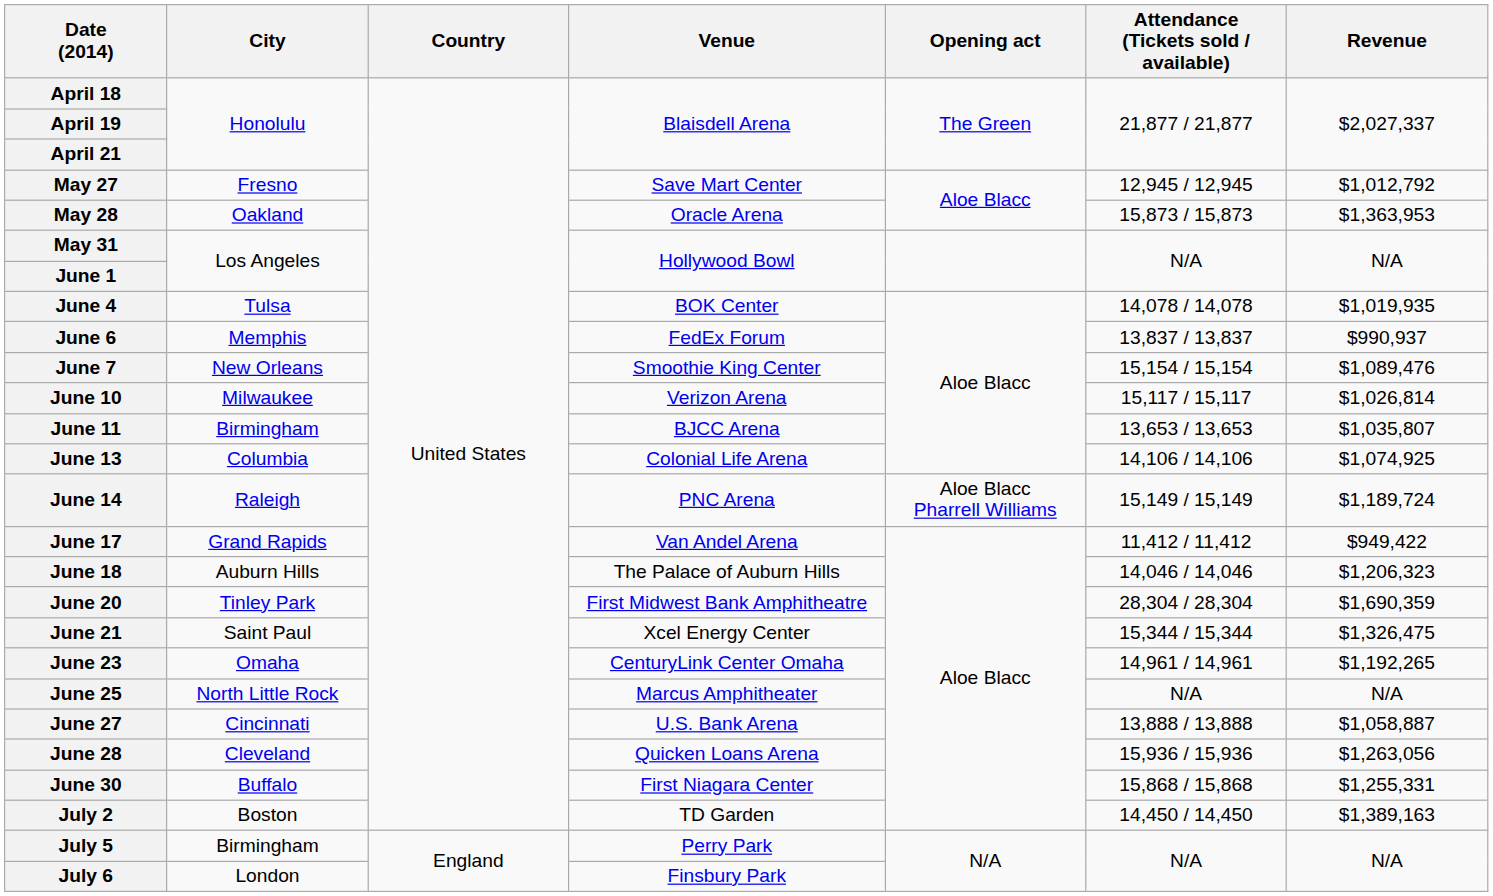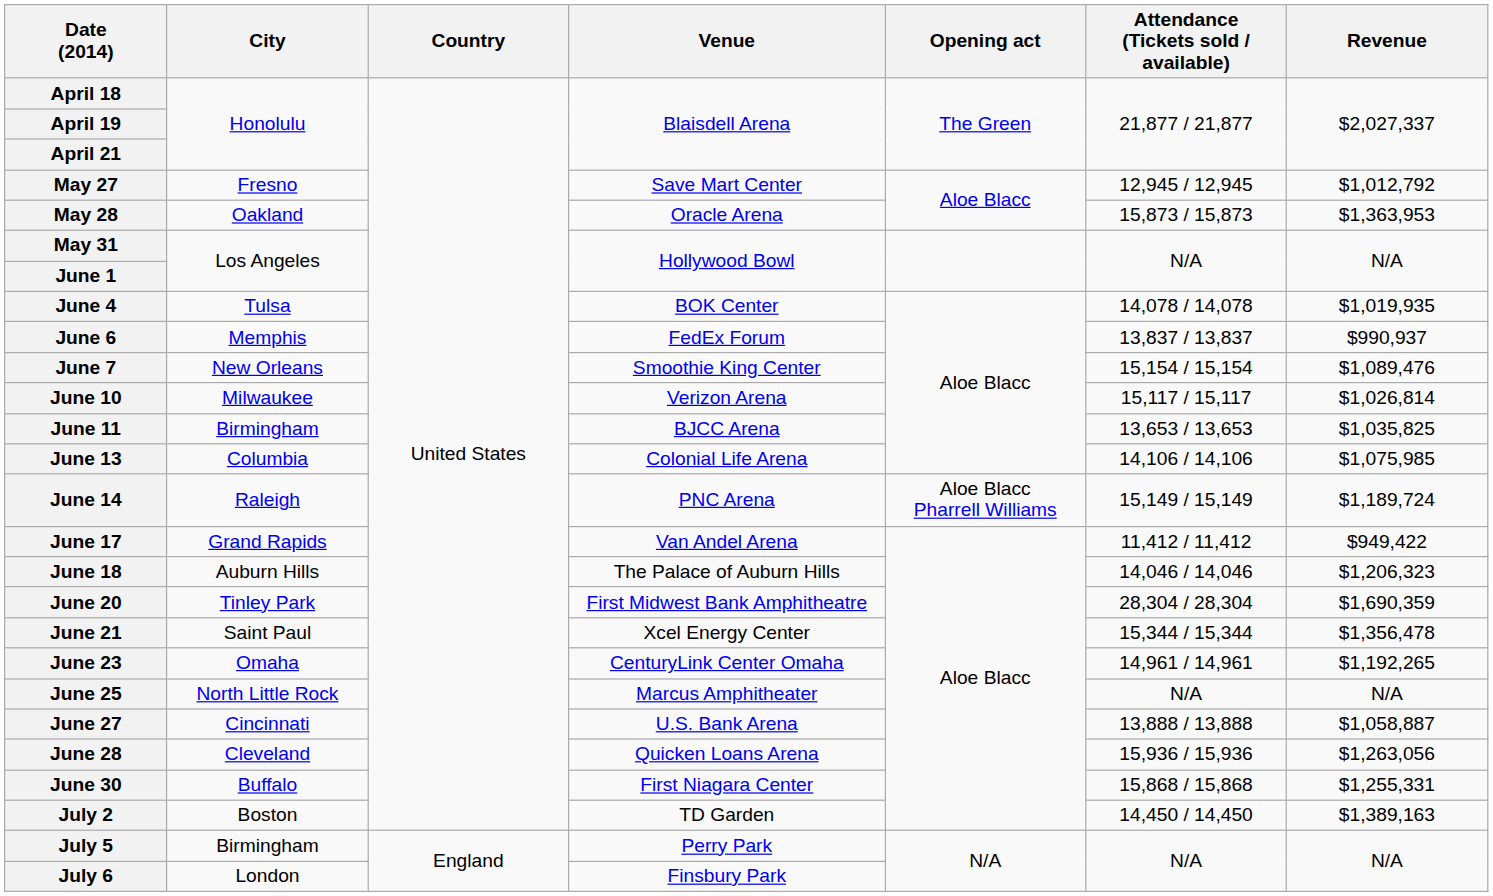(1387, 428) $1,035,807 -> (1387, 428) $1,035,825
(1387, 458) $1,074,925 -> (1387, 458) $1,075,985
(1387, 632) $1,326,475 -> (1387, 632) $1,356,478
